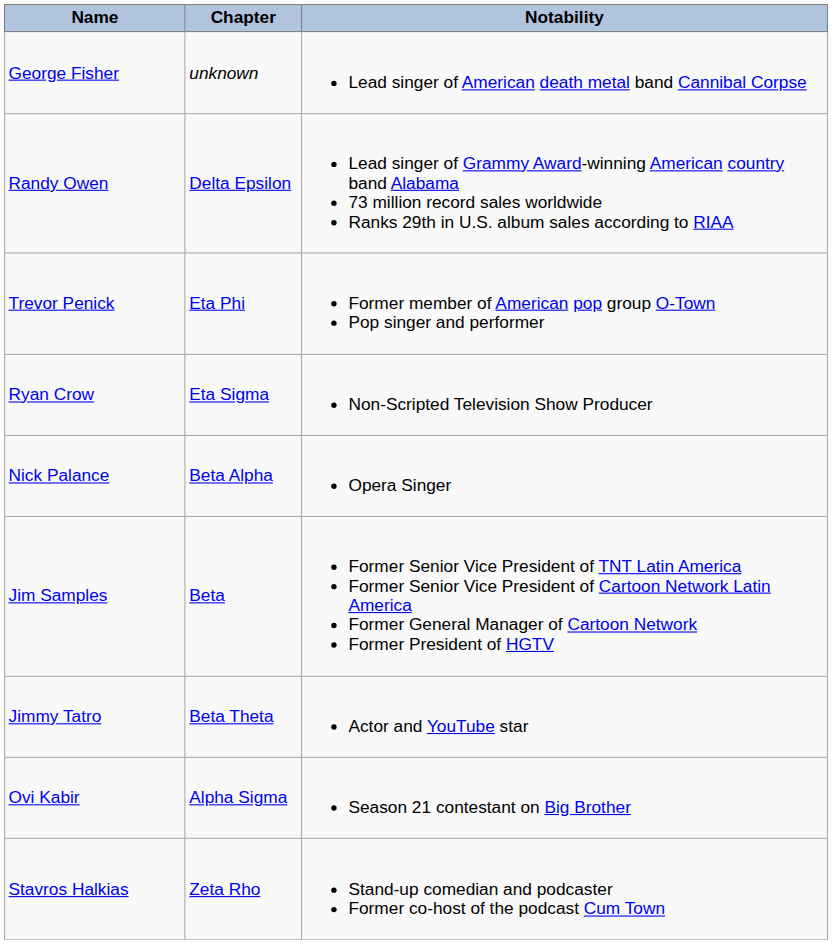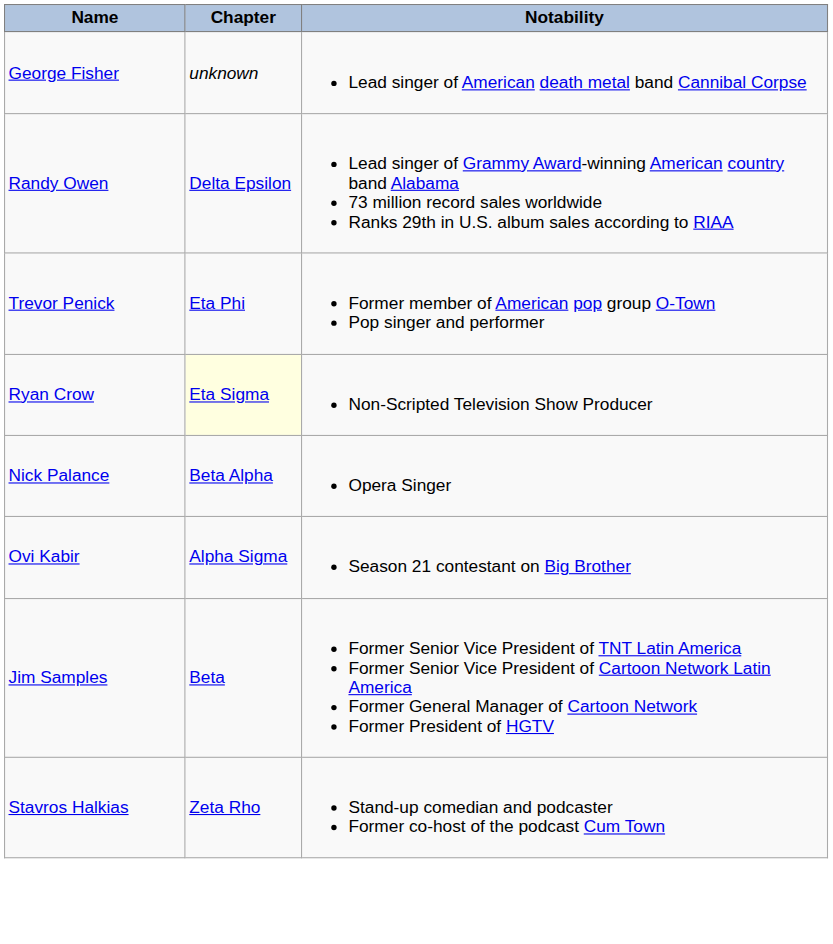(229, 394) no background -> (229, 394) lightyellow background
rows swapped: (58, 596) <-> (44, 797)
- row: (55, 716)
